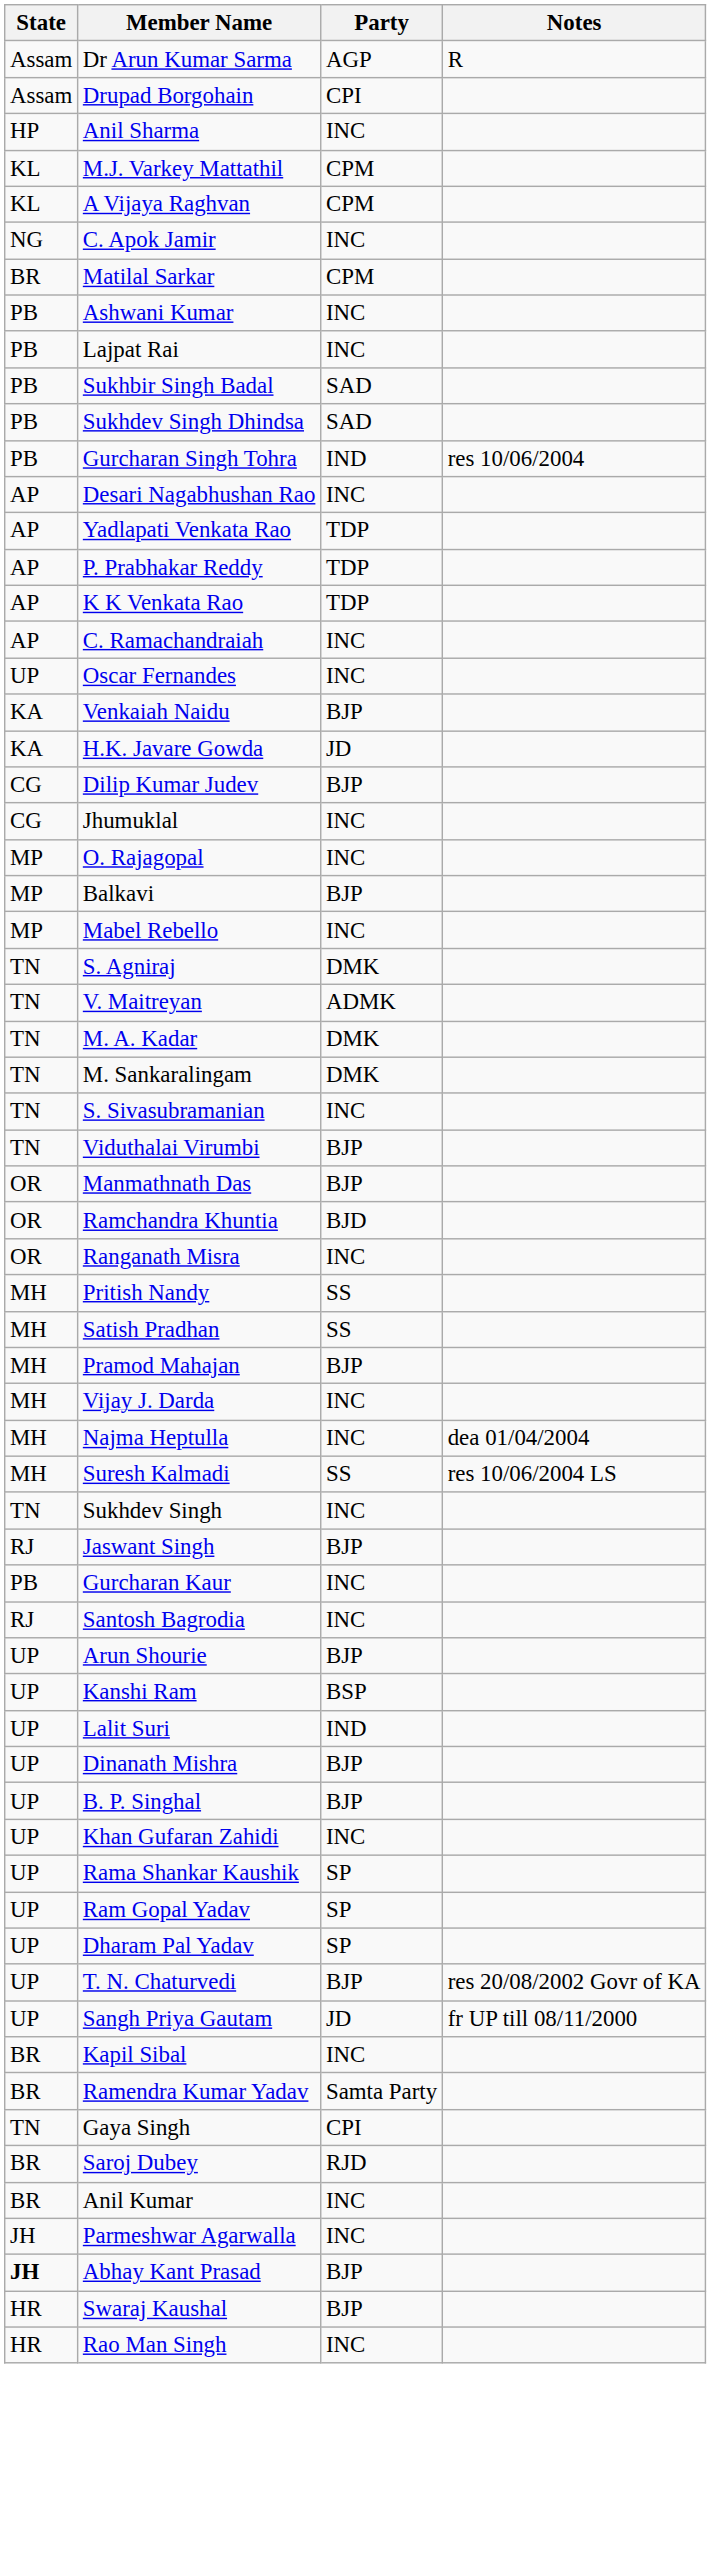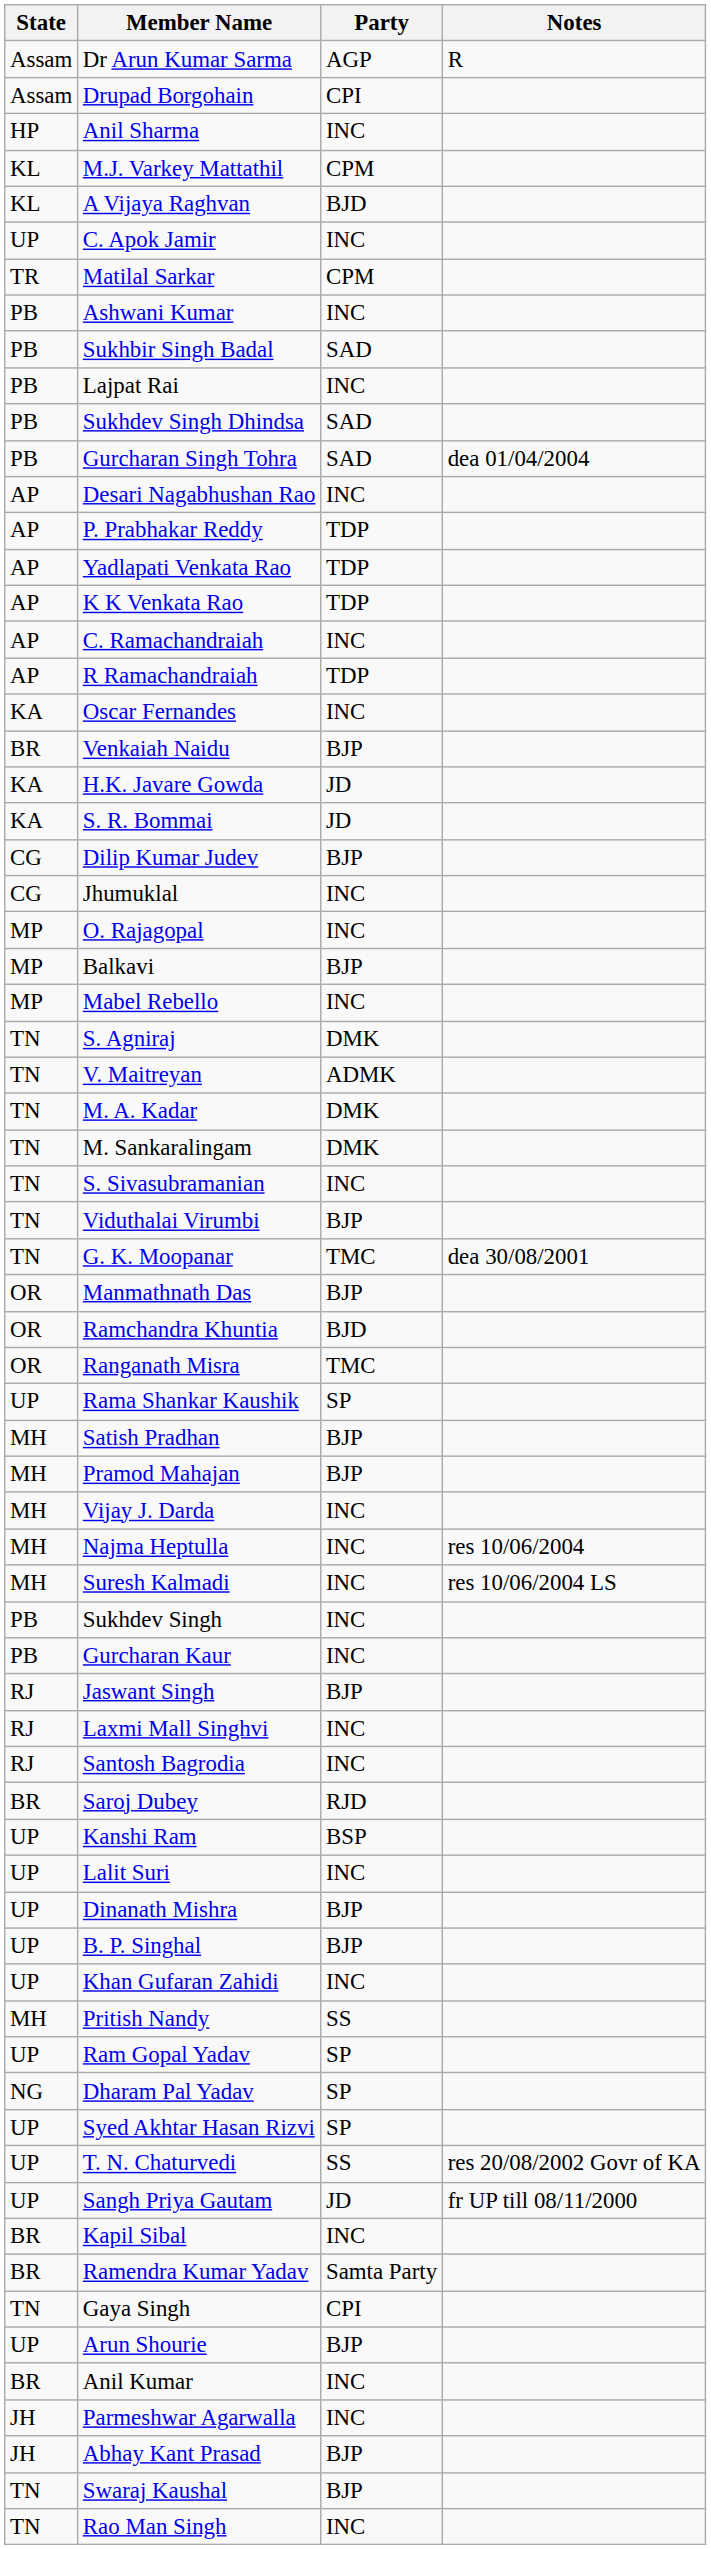(350, 204) CPM -> (346, 204) BJD
(27, 240) NG -> (25, 240) UP
(25, 276) BR -> (25, 276) TR
rows swapped: (131, 349) <-> (178, 385)
(346, 458) IND -> (349, 458) SAD
(516, 458) res 10/06/2004 -> (519, 458) dea 01/04/2004
rows swapped: (187, 530) <-> (173, 566)
+ row: (170, 675)
(25, 675) UP -> (27, 712) KA
(27, 712) KA -> (25, 748) BR
+ row: (148, 820)
+ row: (158, 1256)
(346, 1256) INC -> (351, 1365) TMC
rows swapped: (146, 1292) <-> (191, 1873)
(339, 1328) SS -> (344, 1437) BJP
(519, 1437) dea 01/04/2004 -> (516, 1546) res 10/06/2004
(339, 1474) SS -> (346, 1582) INC
(25, 1510) TN -> (24, 1619) PB
rows swapped: (157, 1582) <-> (149, 1546)
+ row: (176, 1728)
rows swapped: (145, 1655) <-> (140, 2163)
(346, 1728) IND -> (346, 1873) INC
(25, 1945) UP -> (27, 2090) NG
+ row: (199, 2127)
(344, 1982) BJP -> (339, 2163) SS
(25, 2272) bold -> (23, 2453) normal
(26, 2308) HR -> (25, 2490) TN
(26, 2344) HR -> (25, 2526) TN
